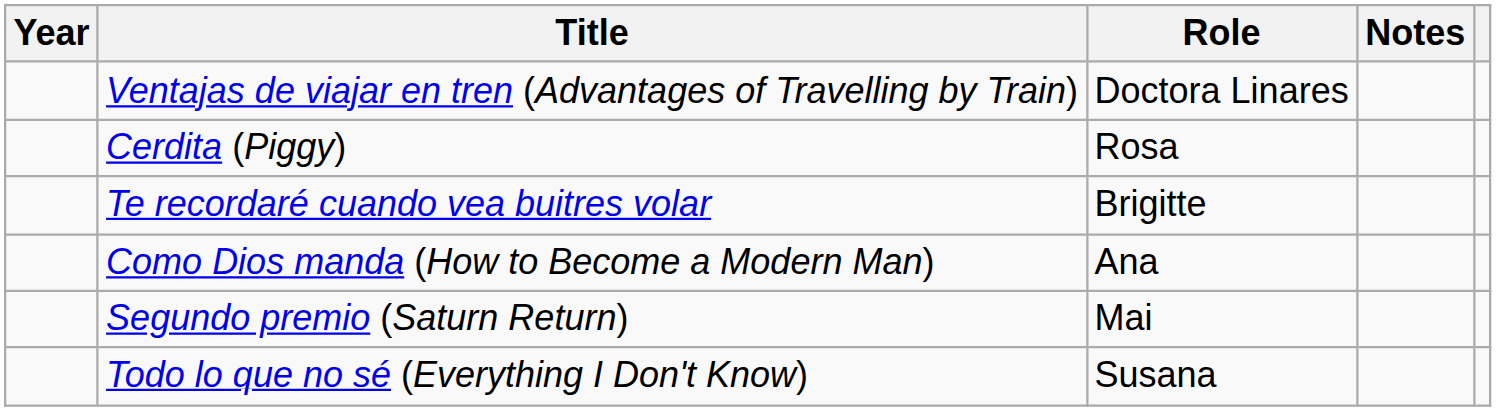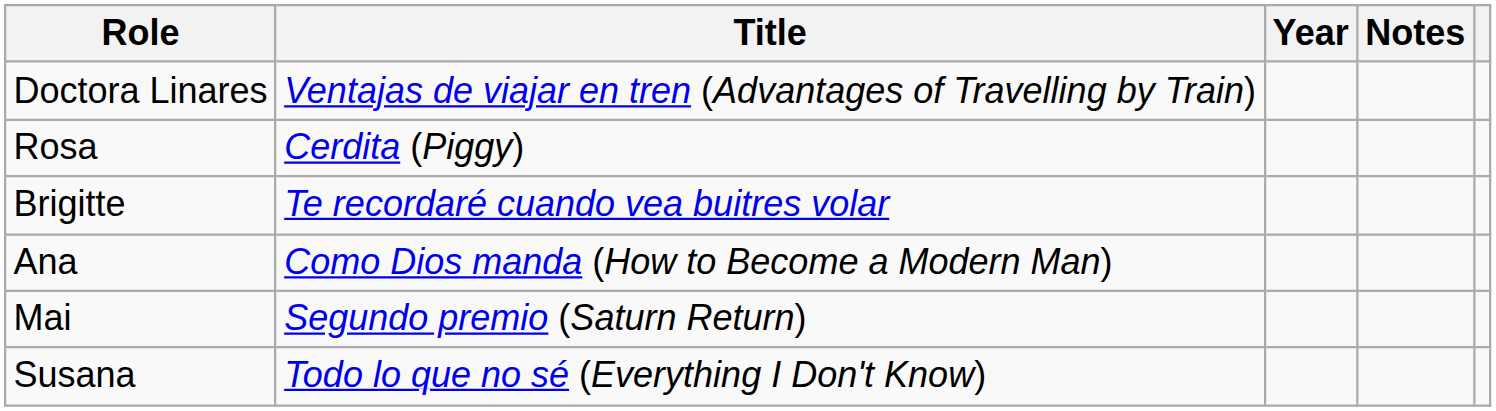columns swapped: (51, 33) <-> (1222, 33)
